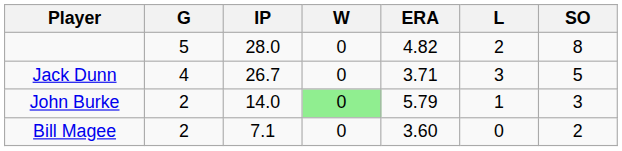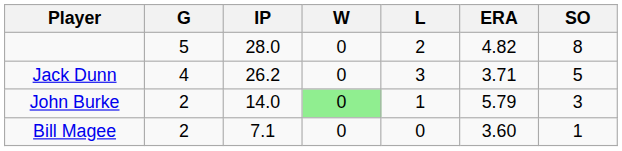columns swapped: (499, 18) <-> (420, 18)
(263, 74) 26.7 -> (263, 74) 26.2
(578, 131) 2 -> (578, 131) 1
